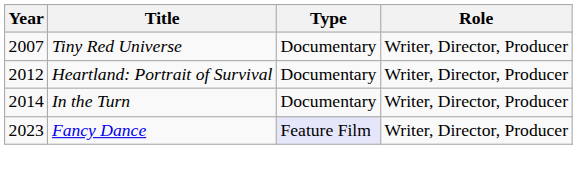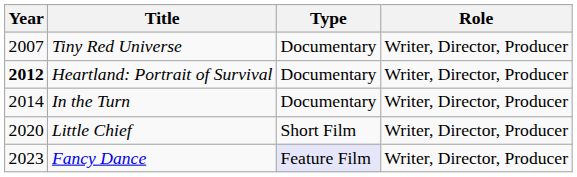(26, 74) normal -> (26, 74) bold
+ row: (92, 130)
